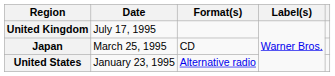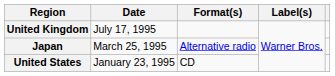(187, 46) CD -> (218, 46) Alternative radio
(218, 63) Alternative radio -> (187, 63) CD
